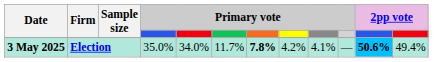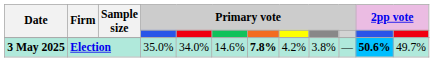(229, 47) 11.7% -> (230, 47) 14.6%
(323, 47) 4.1% -> (324, 47) 3.8%
(411, 47) 49.4% -> (411, 47) 49.7%
